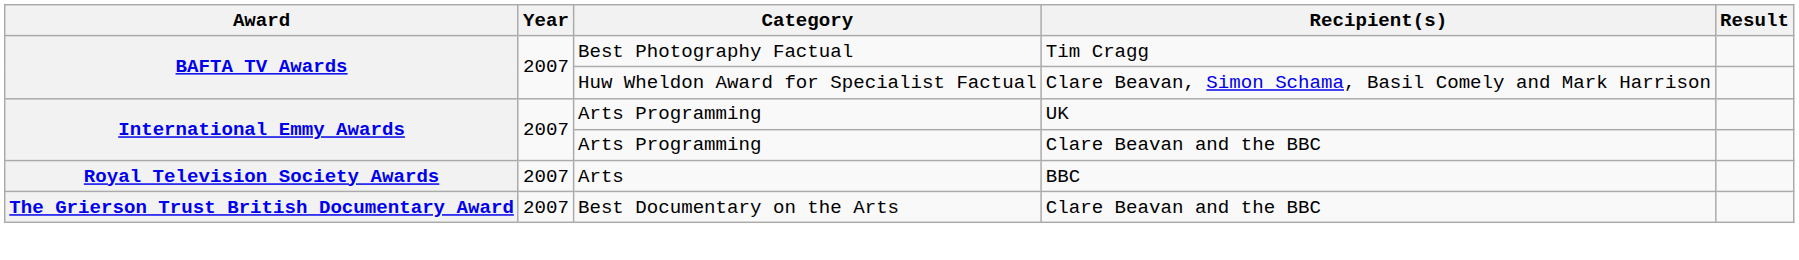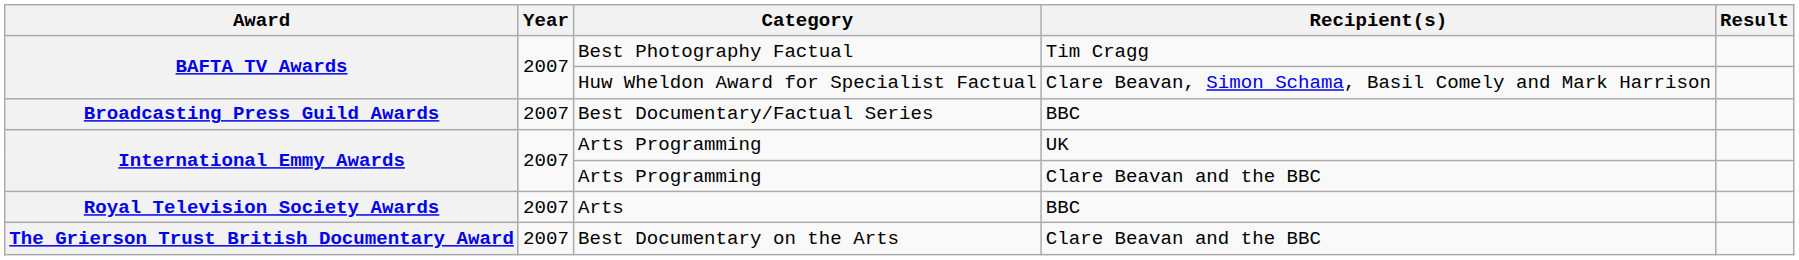+ row: (756, 114)
